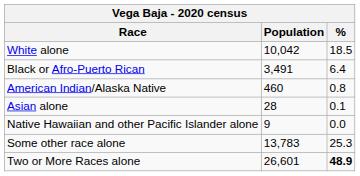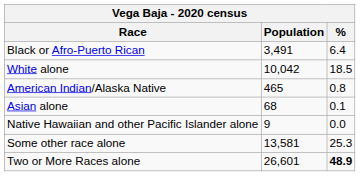rows swapped: (38, 50) <-> (76, 69)
(273, 87) 460 -> (273, 87) 465
(270, 106) 28 -> (270, 106) 68
(282, 143) 13,783 -> (282, 143) 13,581
